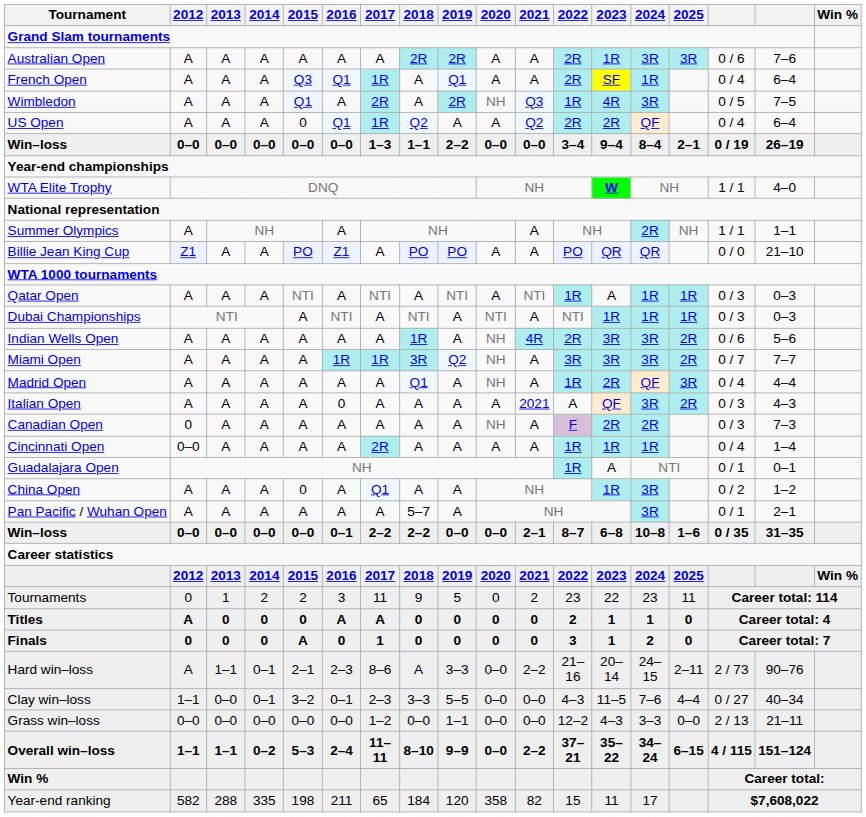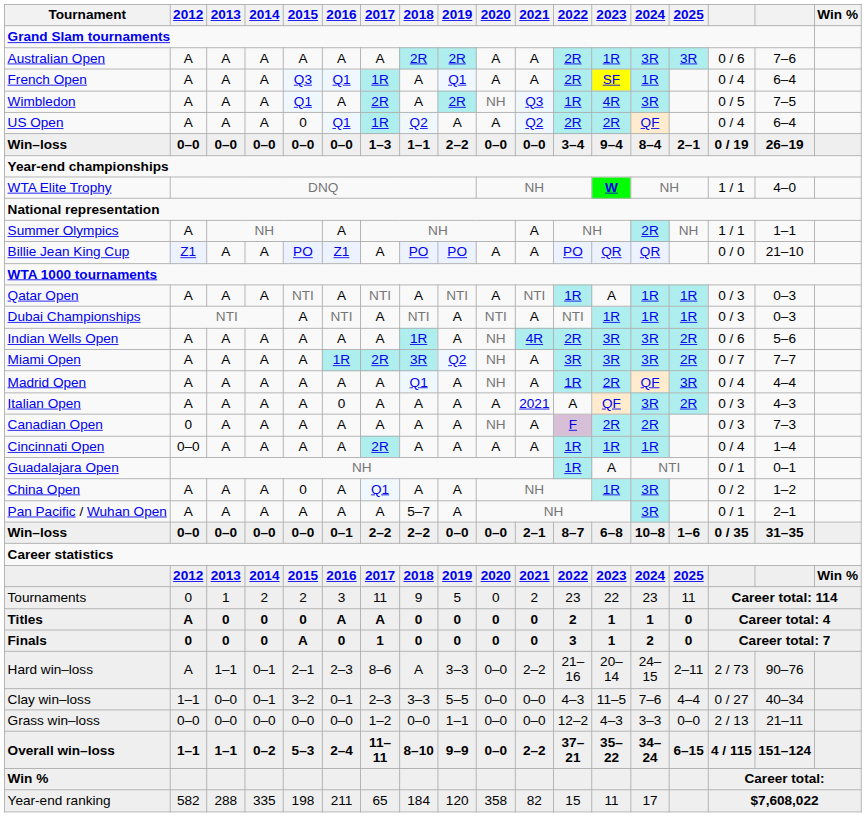(380, 360) 1R -> (380, 360) 2R
